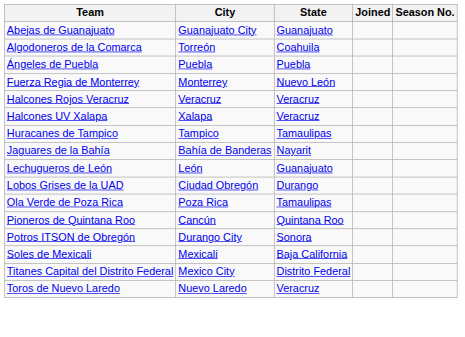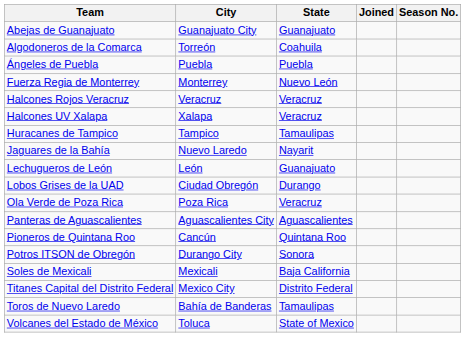(225, 151) Bahía de Banderas -> (213, 151) Nuevo Laredo
(304, 202) Tamaulipas -> (300, 202) Veracruz
+ row: (74, 220)
(213, 289) Nuevo Laredo -> (225, 306) Bahía de Banderas
(298, 289) Veracruz -> (306, 306) Tamaulipas
+ row: (82, 323)
